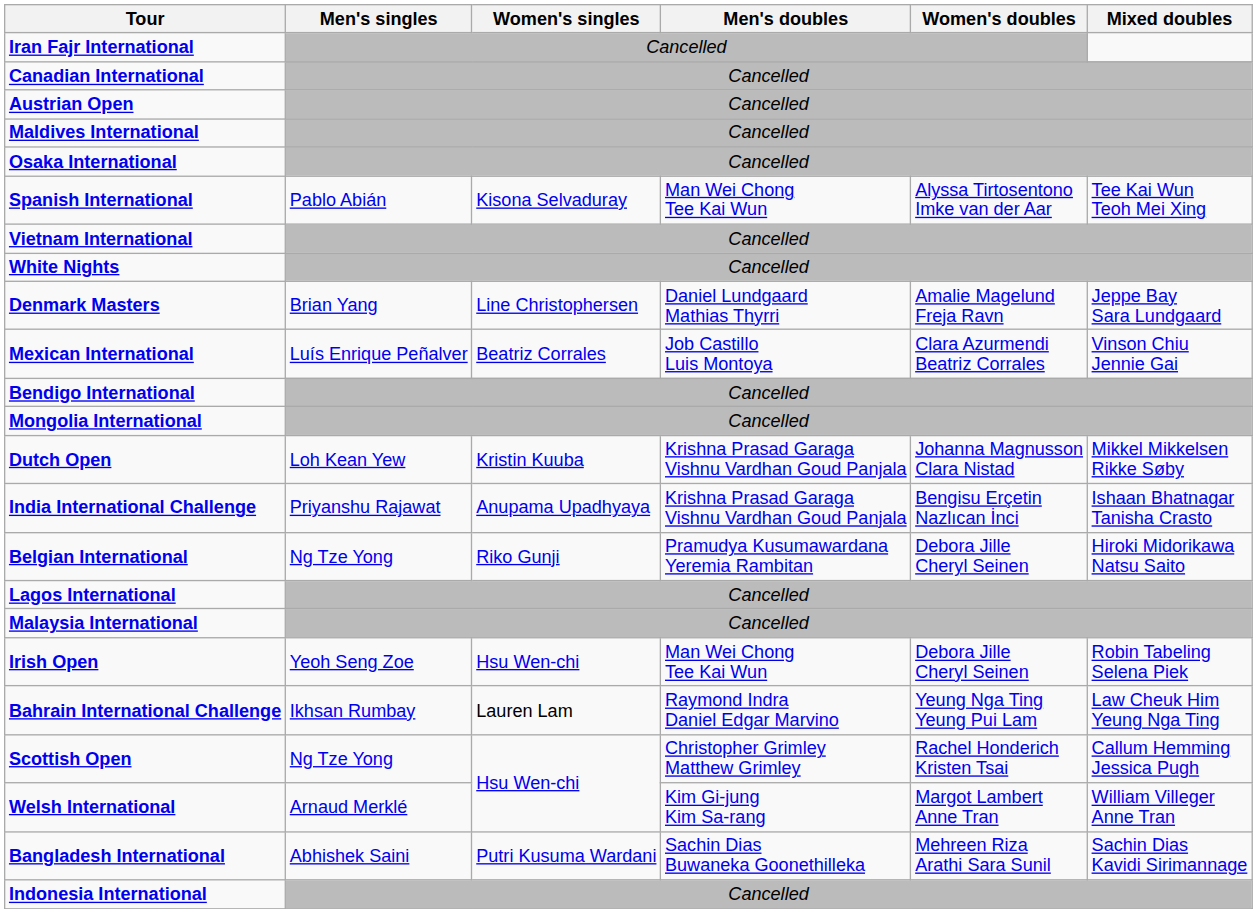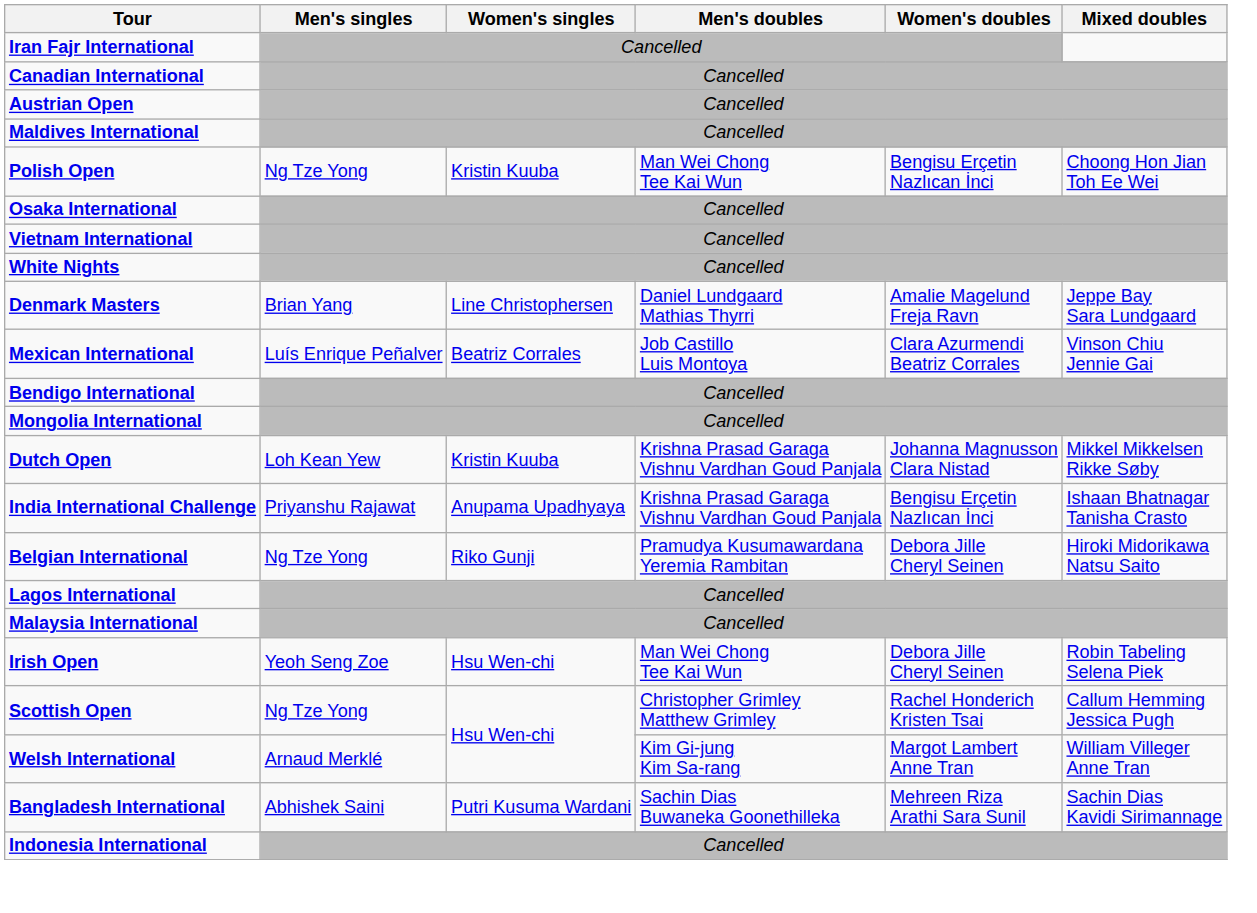+ row: (62, 171)
- row: (101, 200)
- row: (145, 710)
